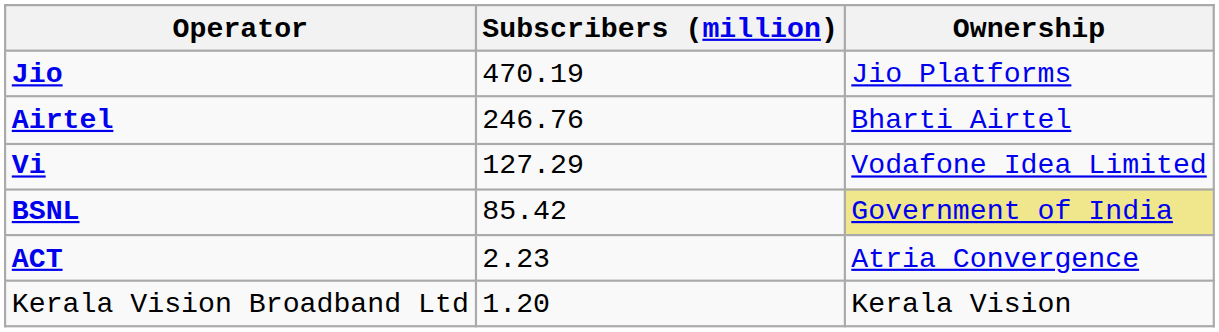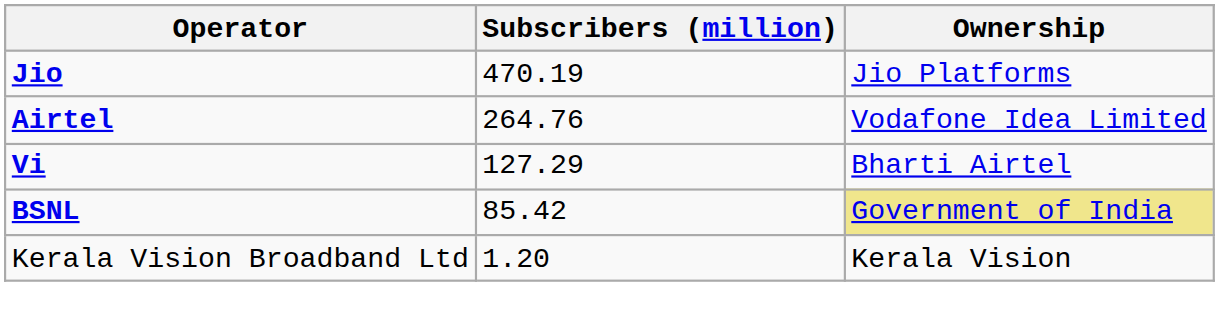(533, 120) 246.76 -> (533, 120) 264.76
(961, 120) Bharti Airtel -> (1029, 120) Vodafone Idea Limited
(1029, 166) Vodafone Idea Limited -> (961, 166) Bharti Airtel
- row: (37, 258)
